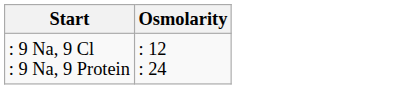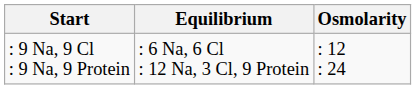+ column: (224, 19)
